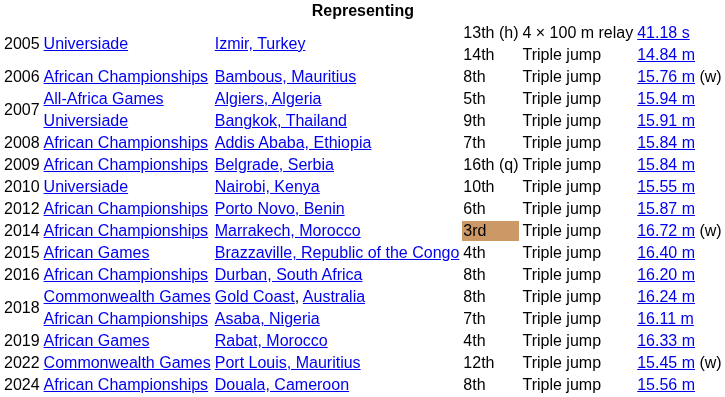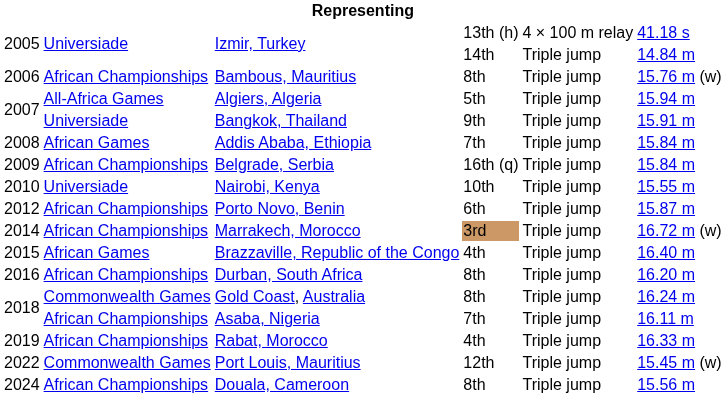(126, 142) African Championships -> (96, 142) African Games
(96, 340) African Games -> (126, 340) African Championships
